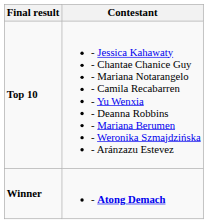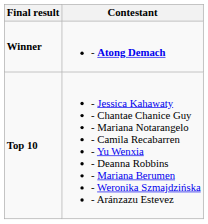rows swapped: (24, 193) <-> (22, 94)
